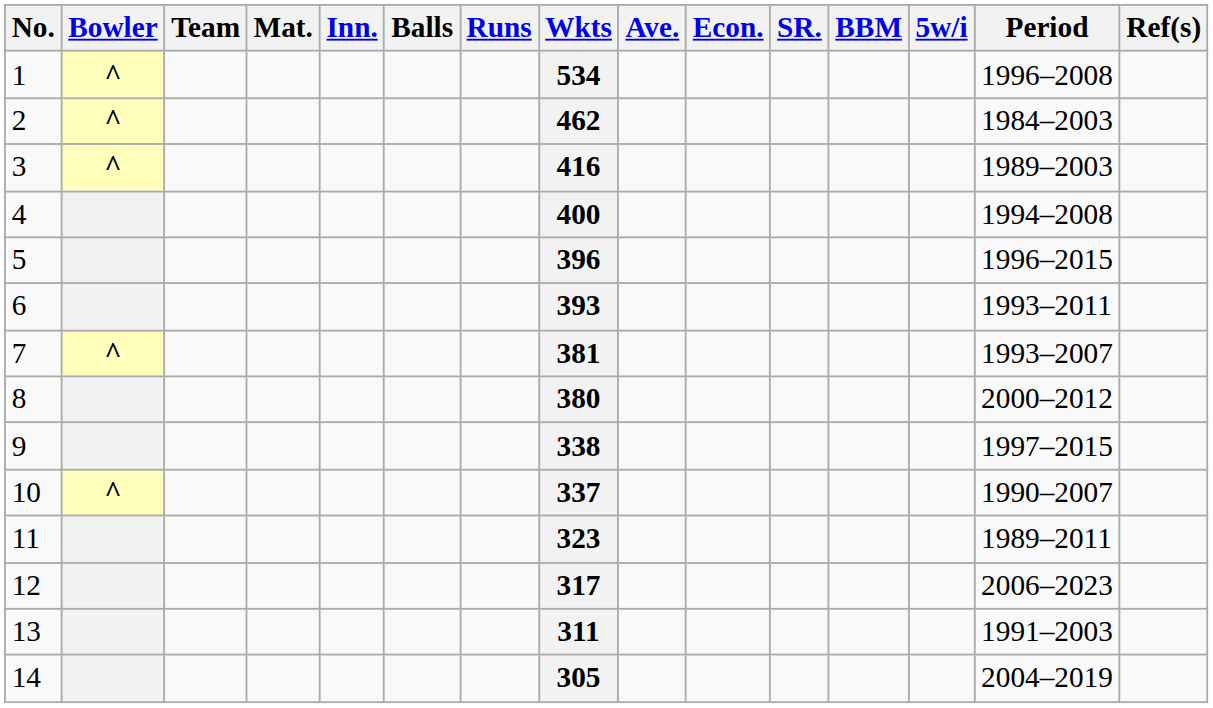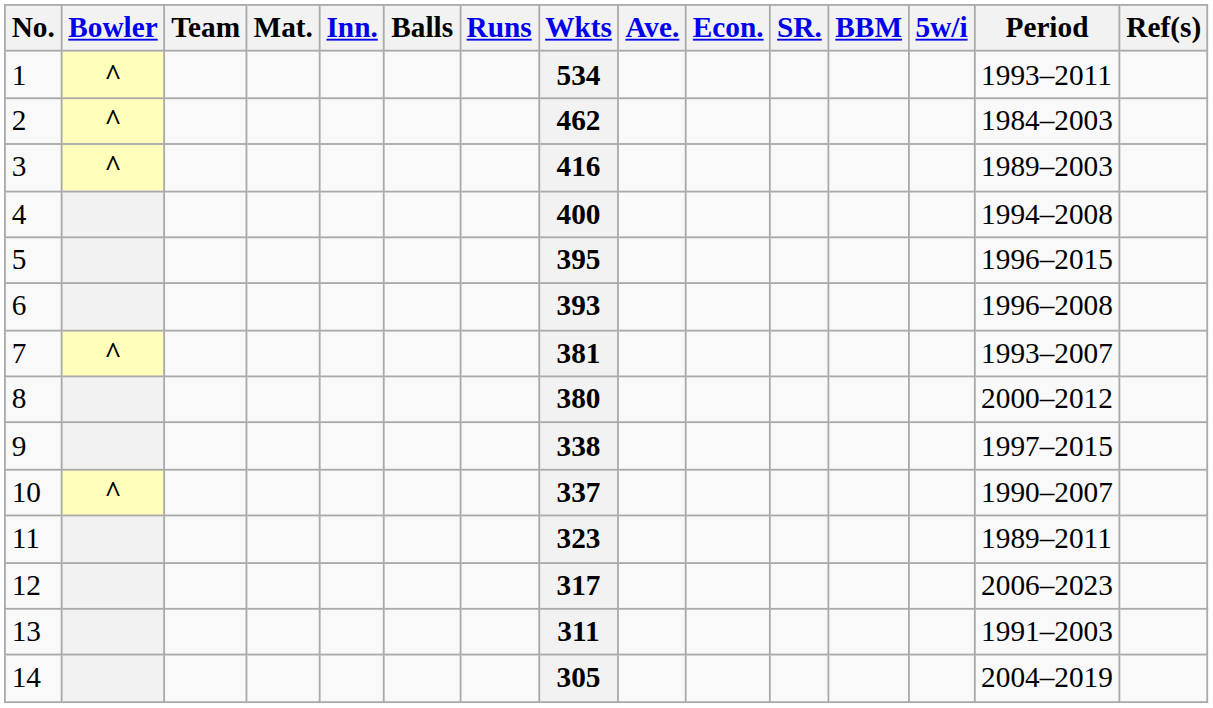(1047, 74) 1996–2008 -> (1046, 74) 1993–2011
(579, 259) 396 -> (579, 259) 395
(1046, 306) 1993–2011 -> (1047, 306) 1996–2008
